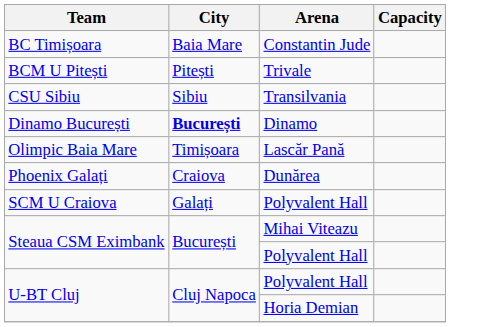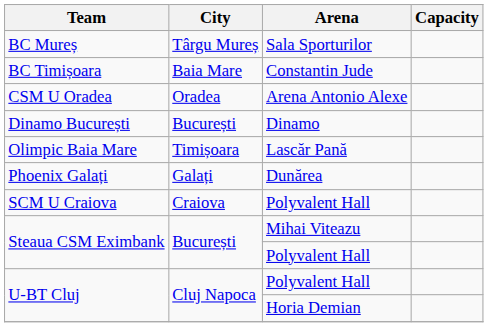+ row: (43, 44)
- row: (58, 70)
+ row: (60, 96)
- row: (44, 96)
(206, 123) bold -> (204, 123) normal
(199, 176) Craiova -> (193, 176) Galați
(193, 202) Galați -> (199, 202) Craiova
